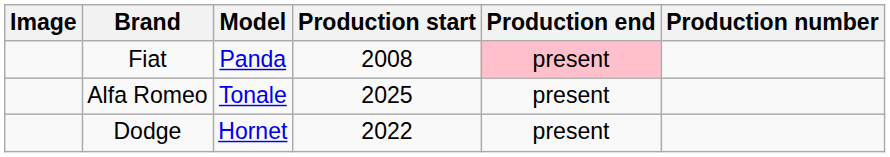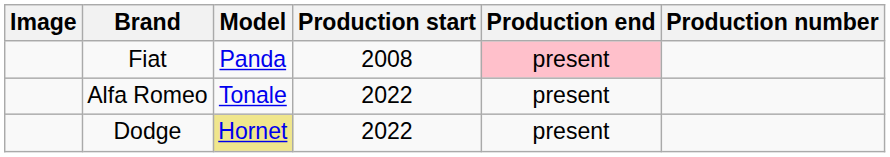(387, 95) 2025 -> (387, 95) 2022
(253, 132) no background -> (253, 132) khaki background
